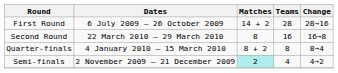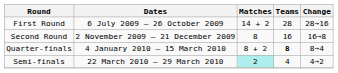(155, 36) 22 March 2010 – 29 March 2010 -> (155, 36) 2 November 2009 – 21 December 2009
(287, 49) normal -> (287, 49) bold
(155, 62) 2 November 2009 – 21 December 2009 -> (155, 62) 22 March 2010 – 29 March 2010
